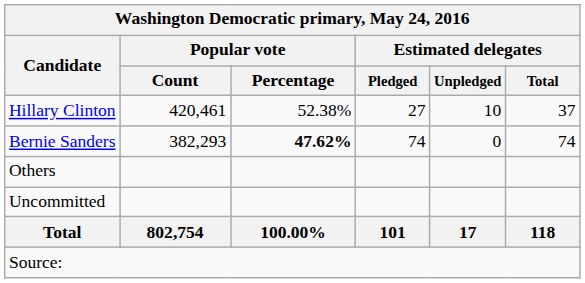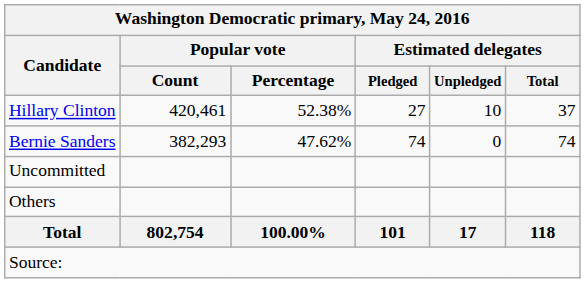(323, 141) bold -> (324, 141) normal
rows swapped: (32, 171) <-> (57, 201)
